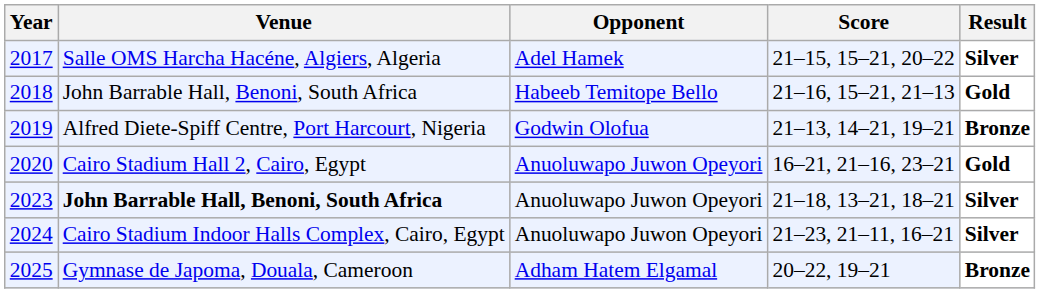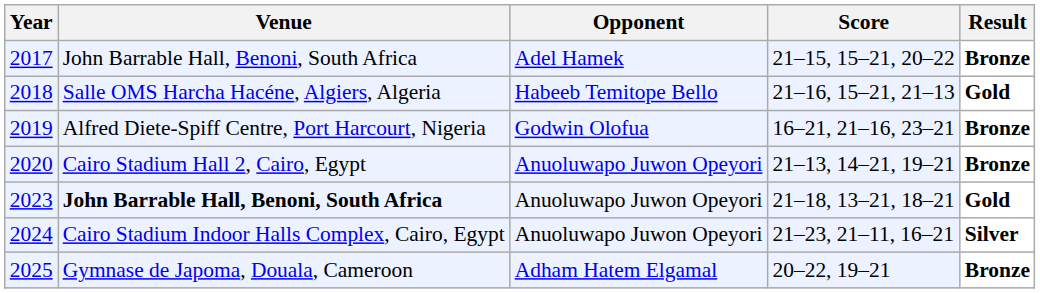(252, 57) Salle OMS Harcha Hacéne, Algiers, Algeria -> (240, 57) John Barrable Hall, Benoni, South Africa
(992, 57) Silver -> (997, 57) Bronze
(240, 93) John Barrable Hall, Benoni, South Africa -> (252, 93) Salle OMS Harcha Hacéne, Algiers, Algeria
(864, 128) 21–13, 14–21, 19–21 -> (864, 128) 16–21, 21–16, 23–21
(864, 164) 16–21, 21–16, 23–21 -> (864, 164) 21–13, 14–21, 19–21
(987, 164) Gold -> (997, 164) Bronze
(992, 199) Silver -> (987, 199) Gold
